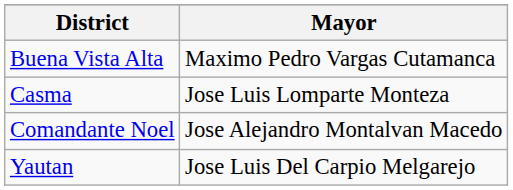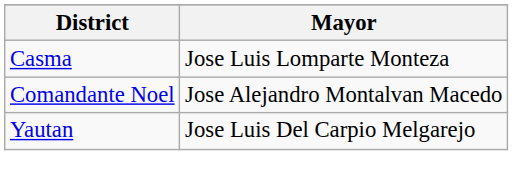- row: (87, 58)
